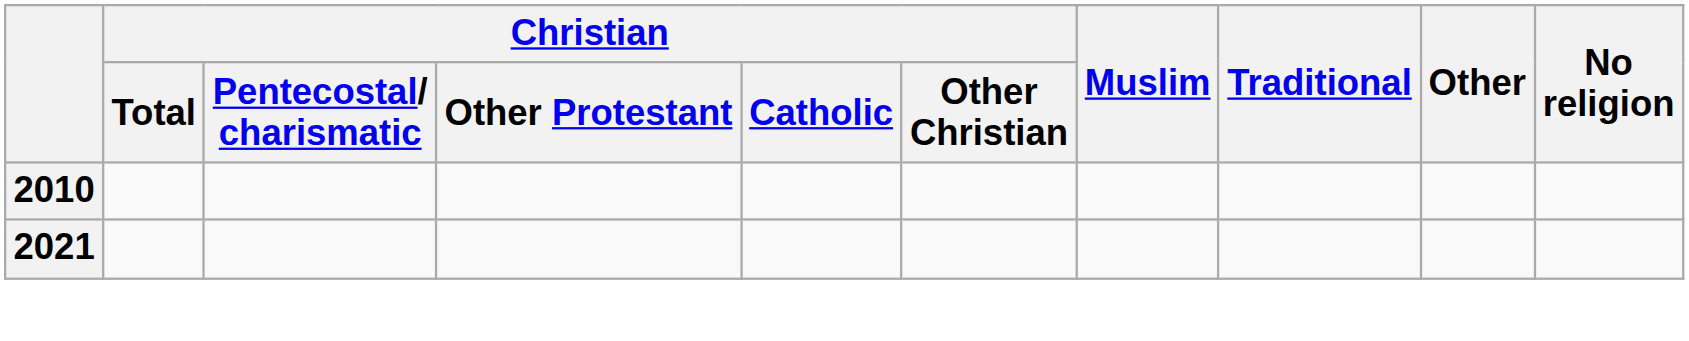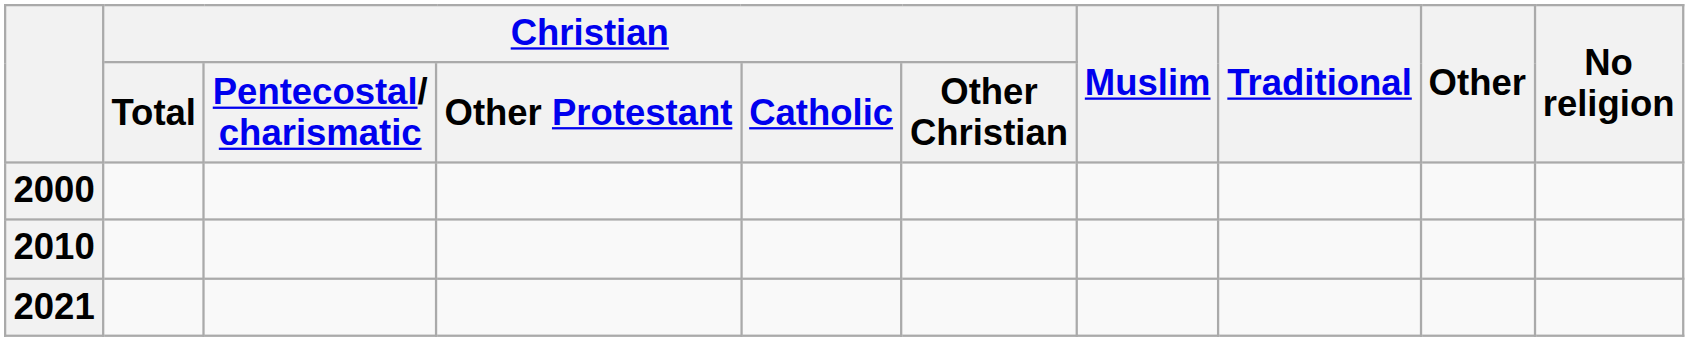+ row: (54, 190)
